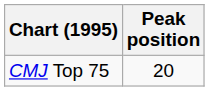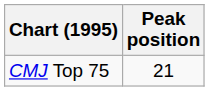(163, 70) 20 -> (163, 70) 21
